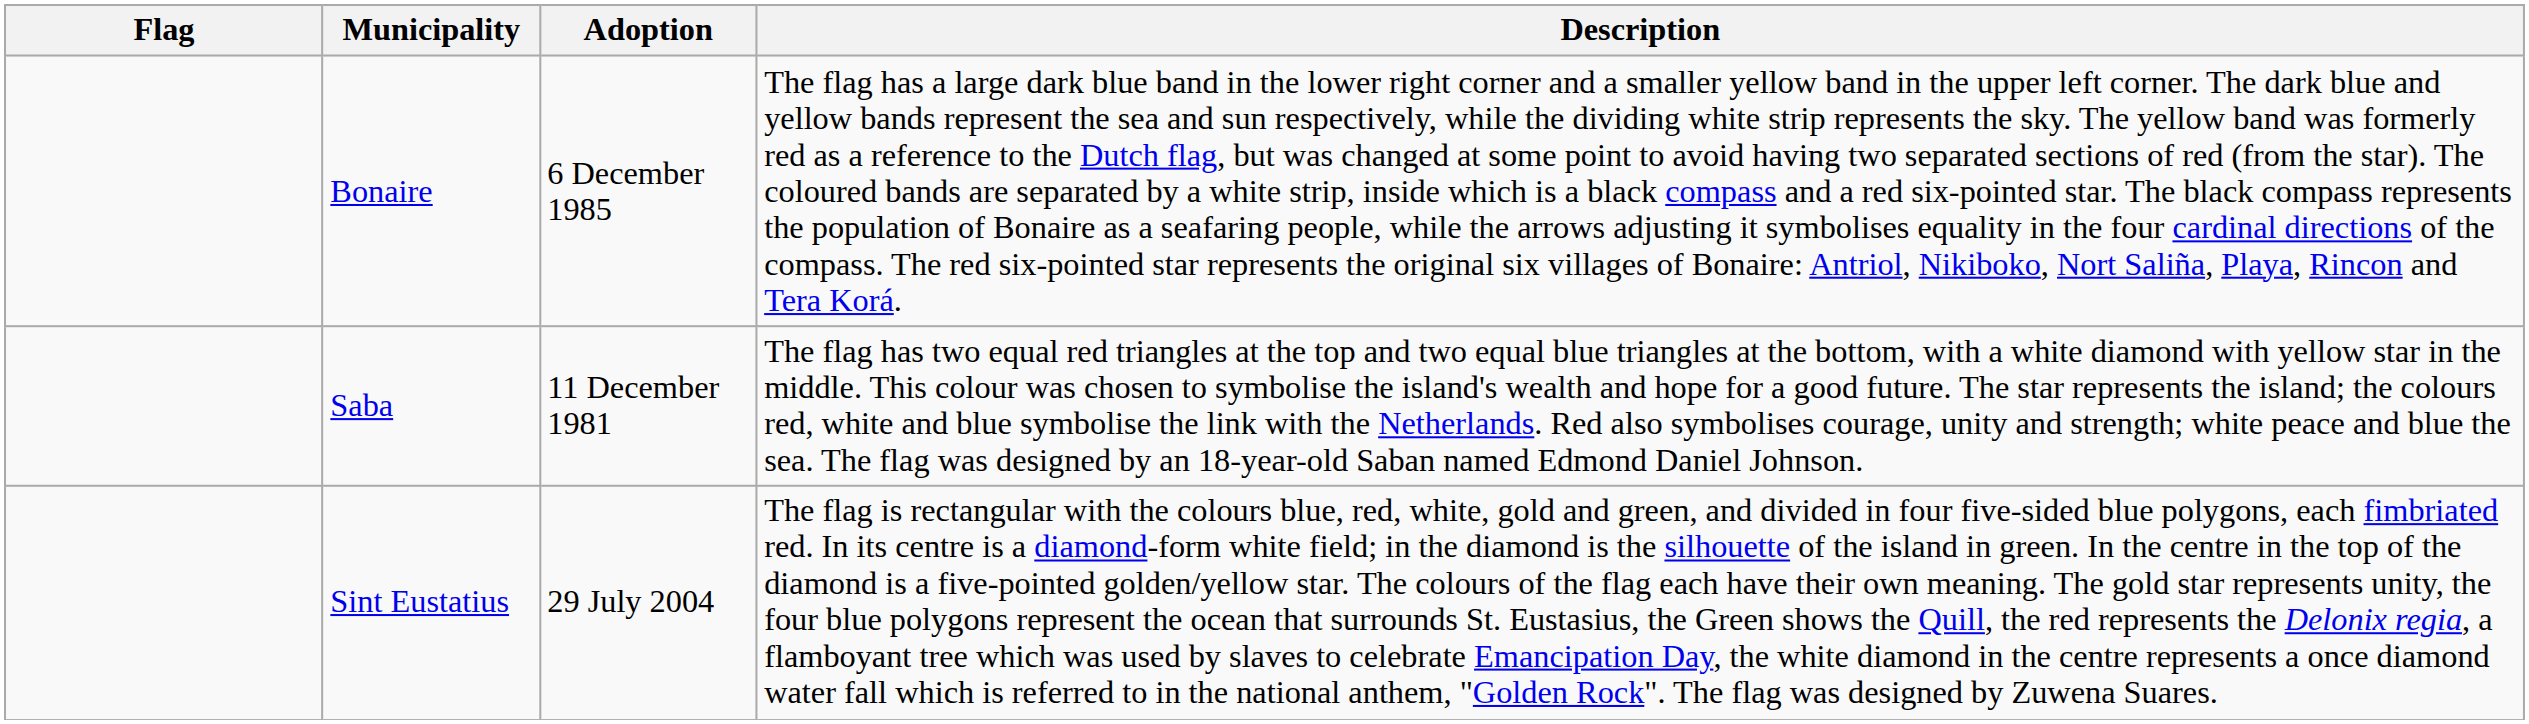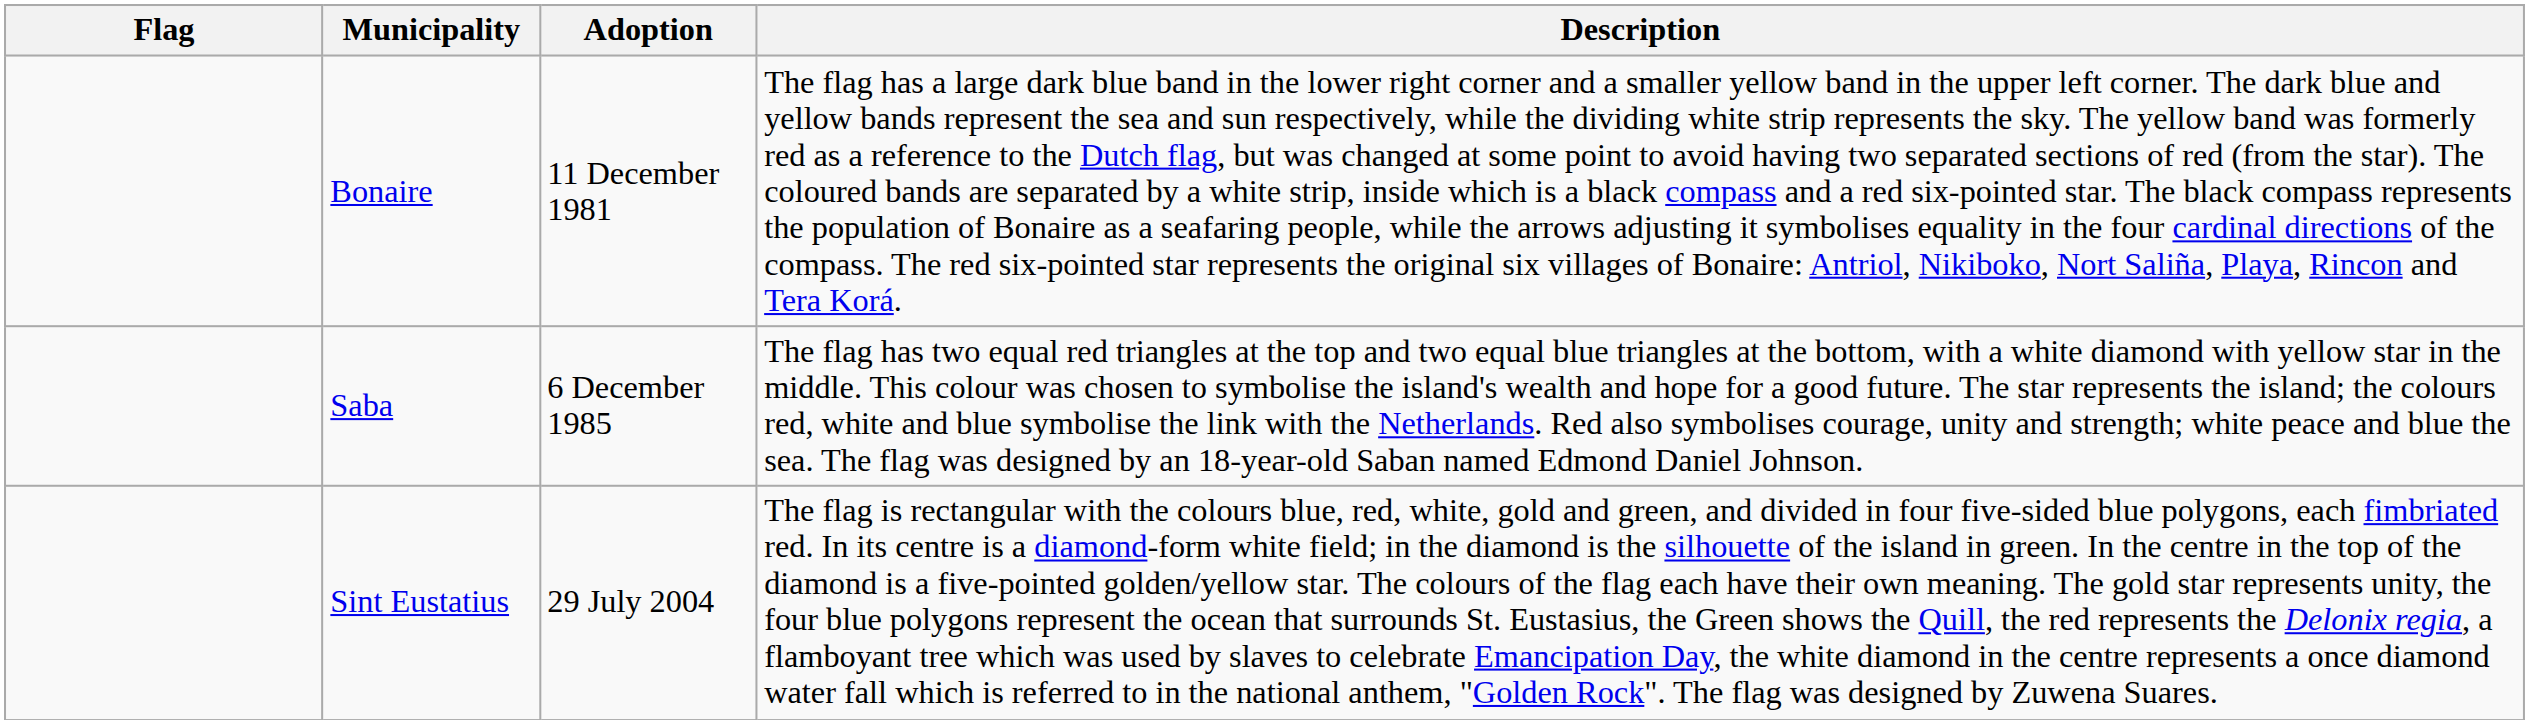(626, 190) 6 December 1985 -> (633, 190) 11 December 1981
(633, 405) 11 December 1981 -> (626, 405) 6 December 1985
